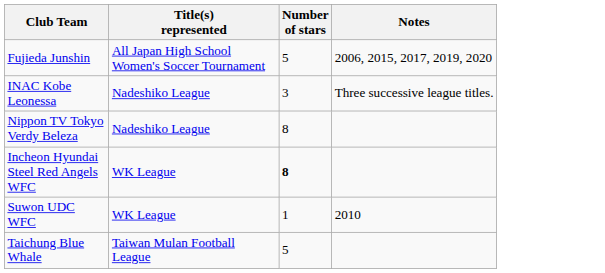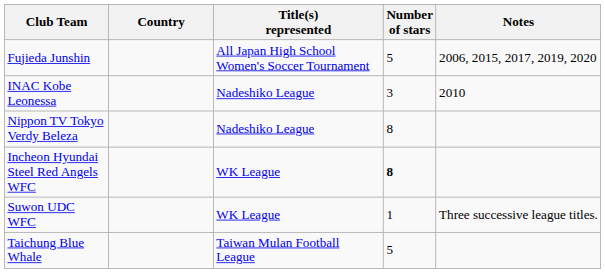+ column: (161, 22)
(414, 93) Three successive league titles. -> (452, 93) 2010
(348, 214) 2010 -> (518, 214) Three successive league titles.
